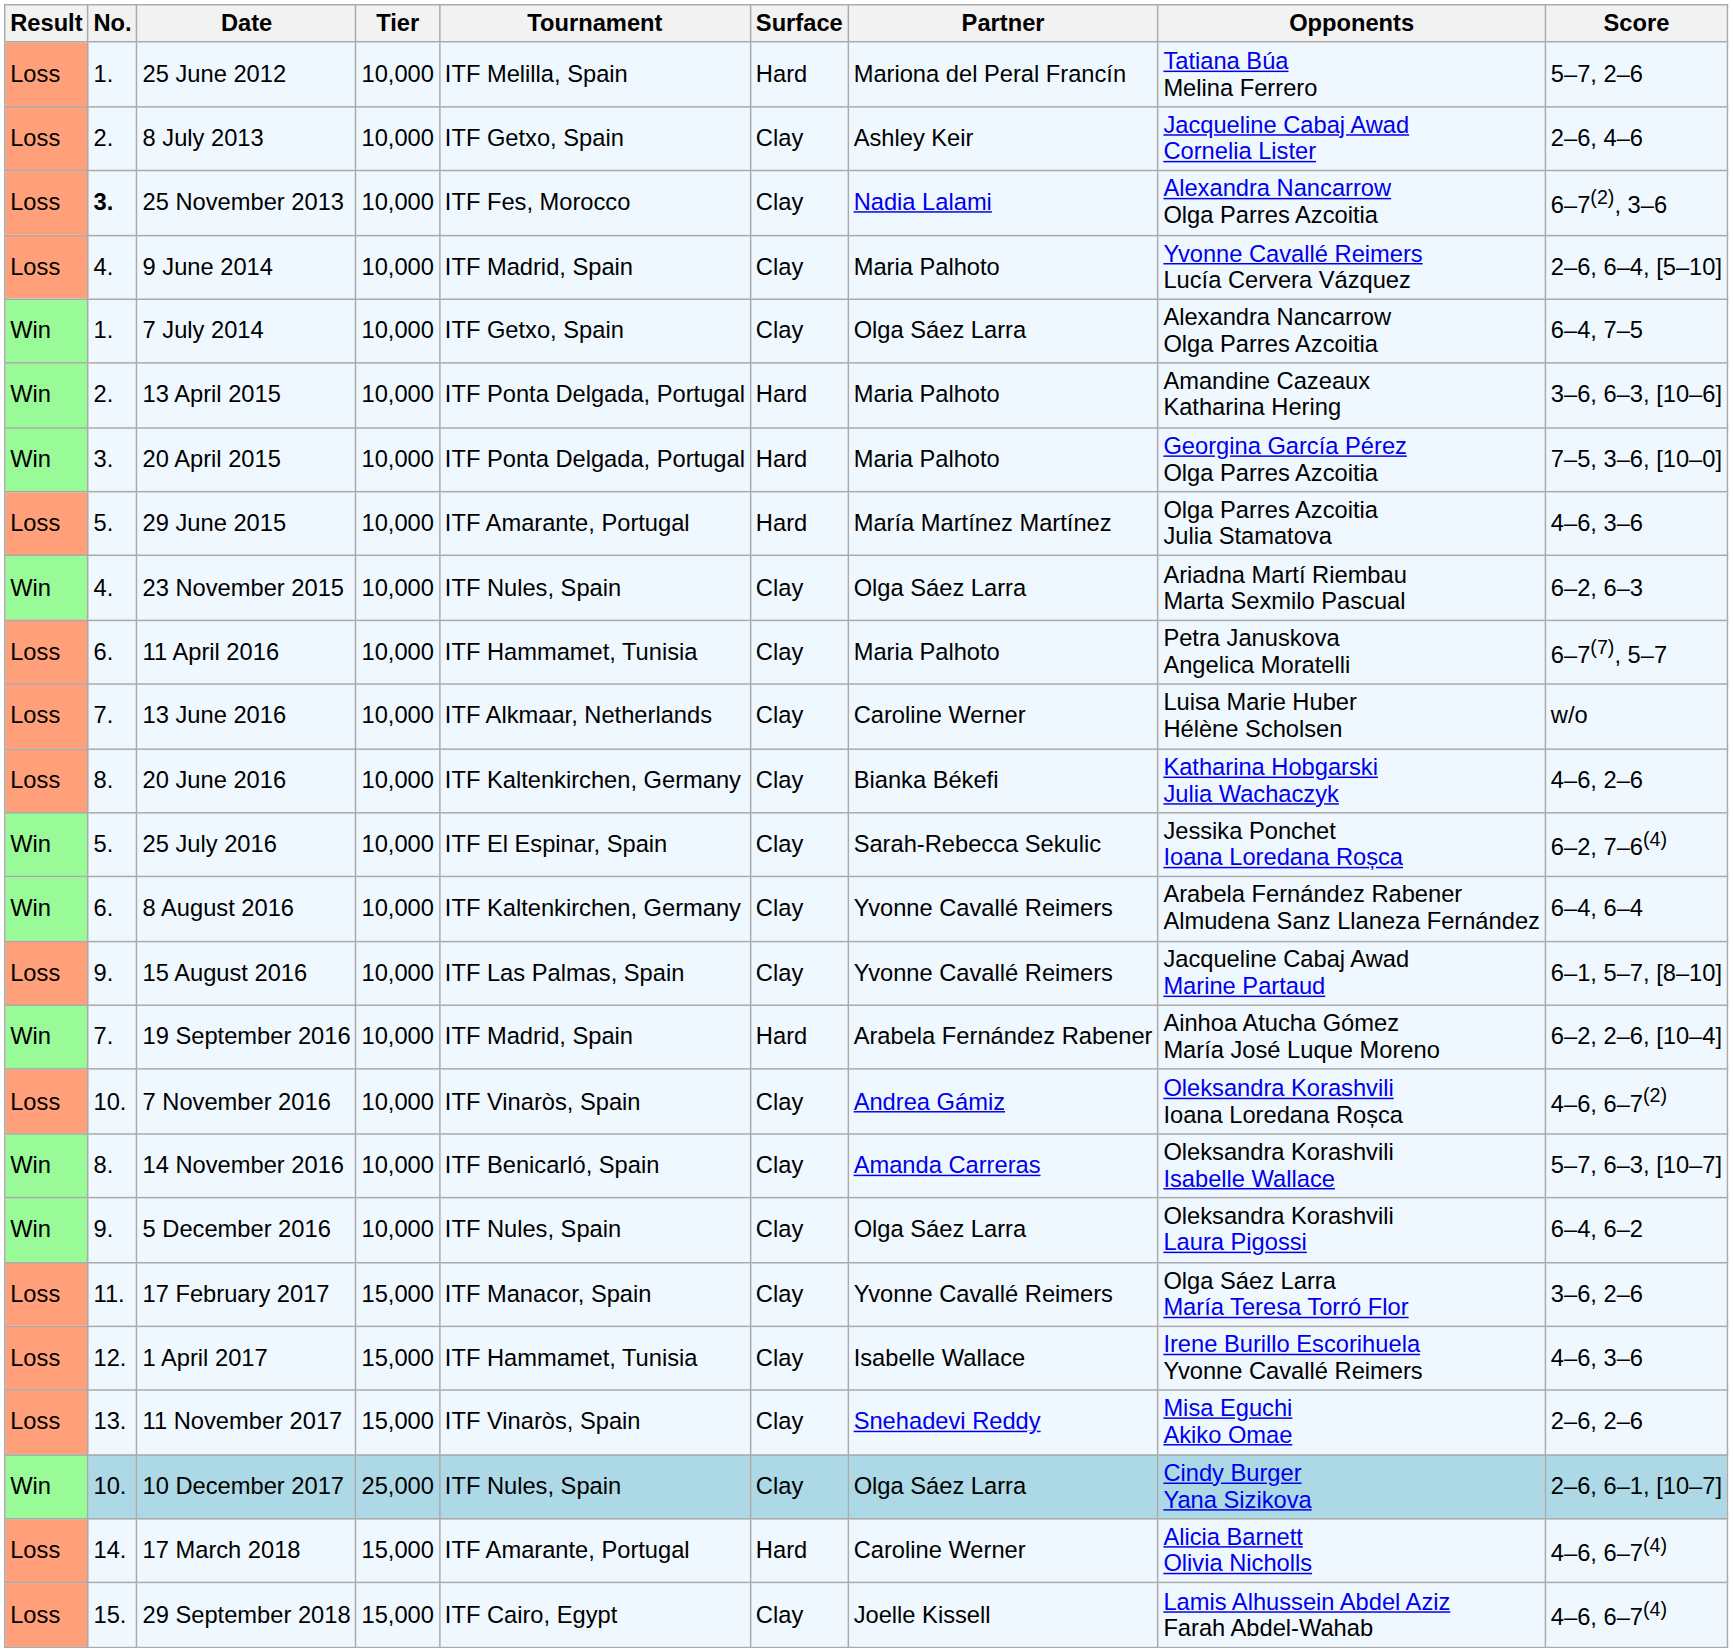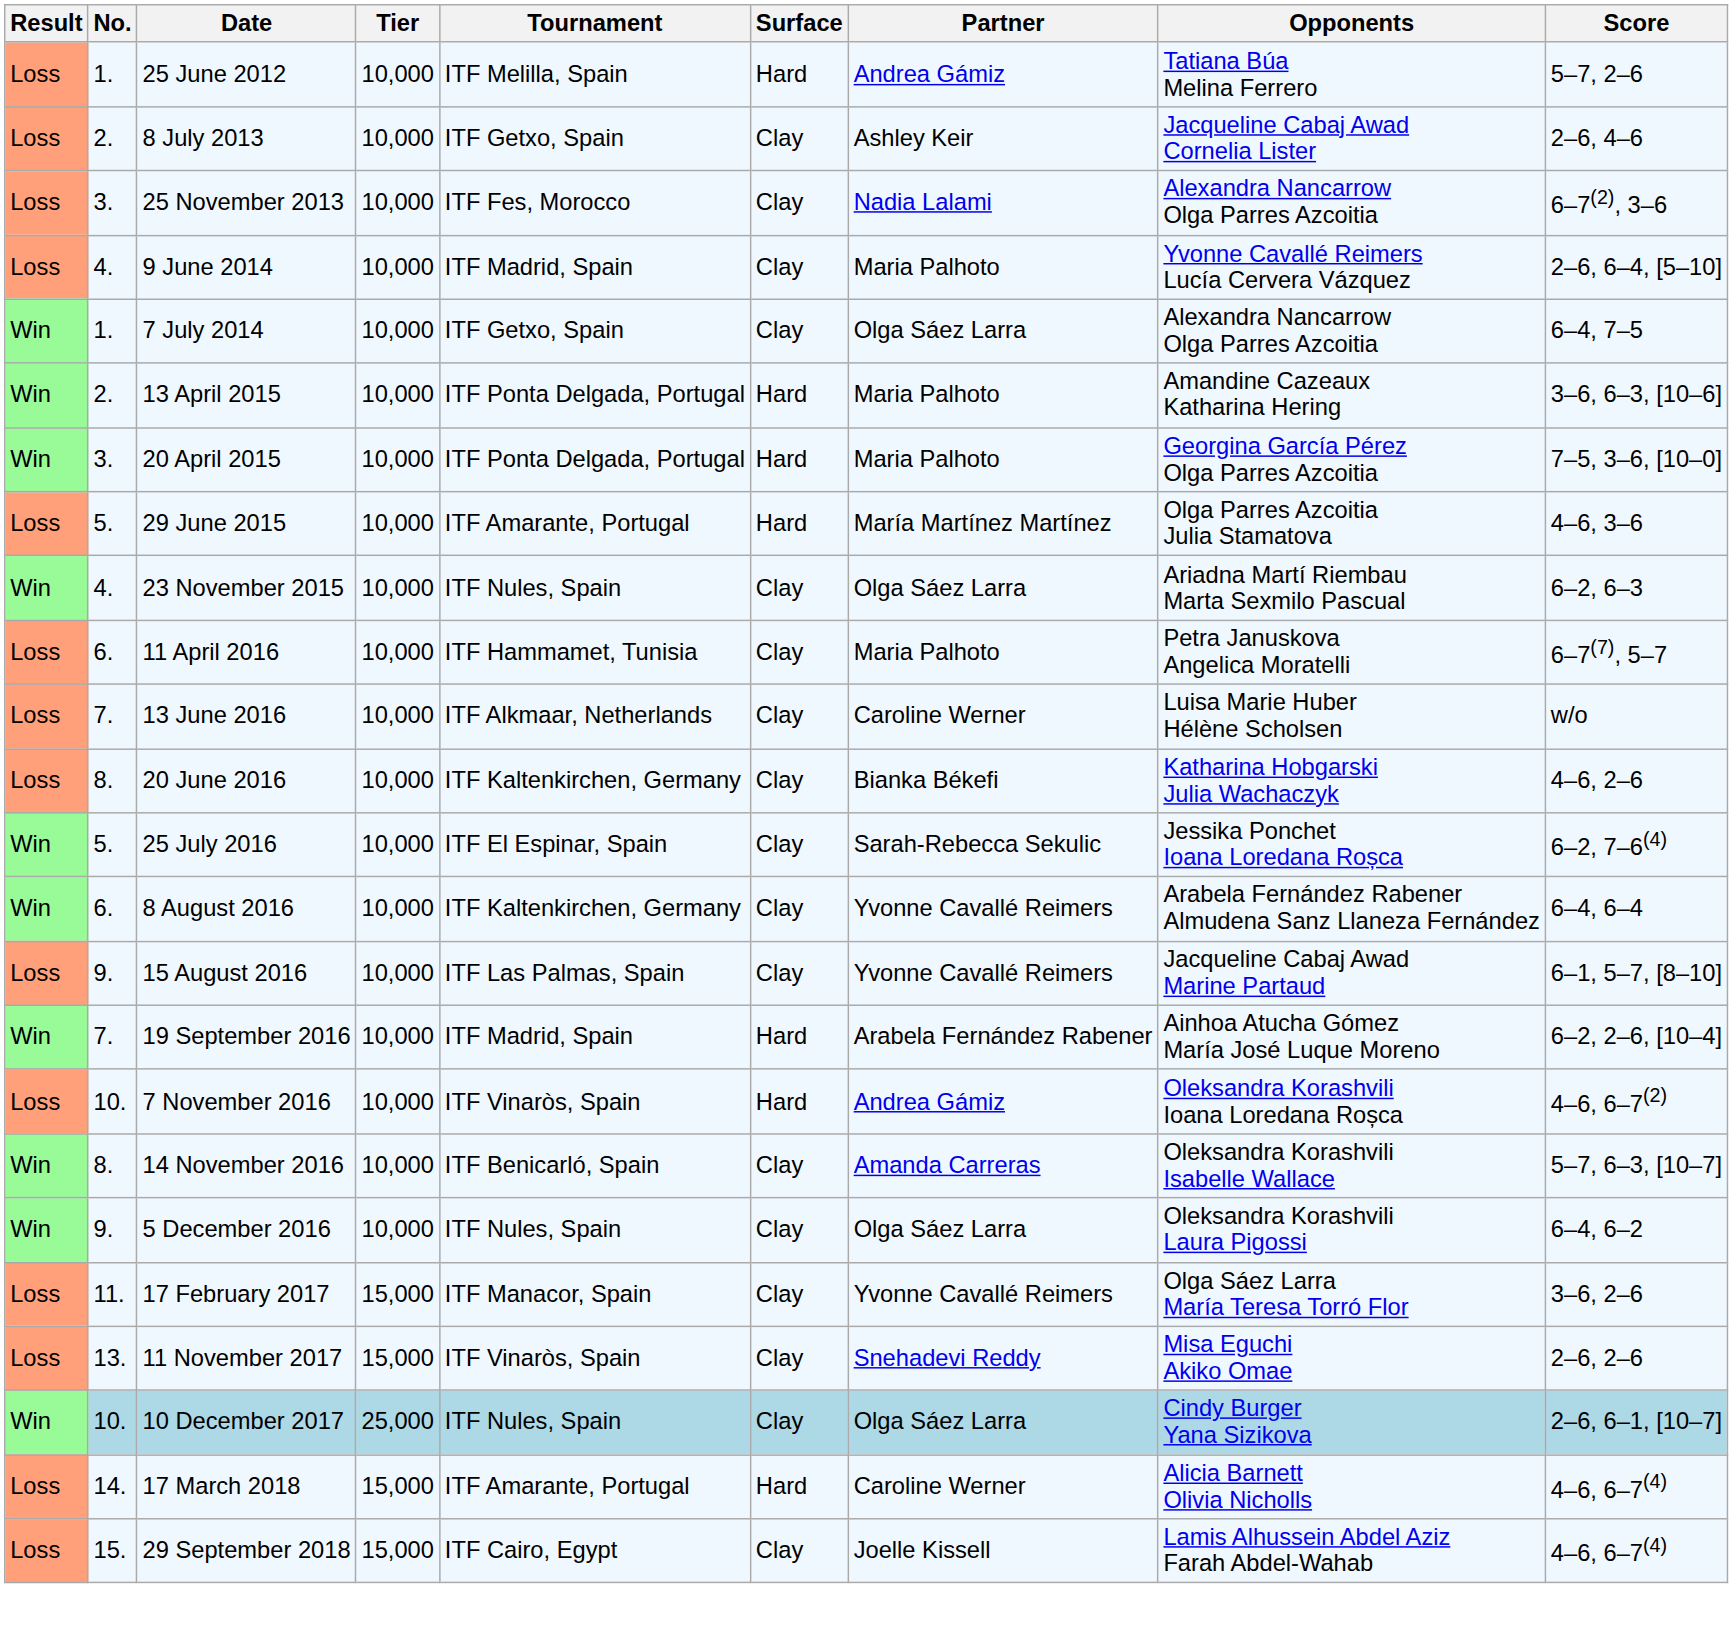(990, 74) Mariona del Peral Francín -> (929, 74) Andrea Gámiz
(103, 202) bold -> (103, 202) normal
(780, 1101) Clay -> (782, 1101) Hard
- row: (205, 1358)
